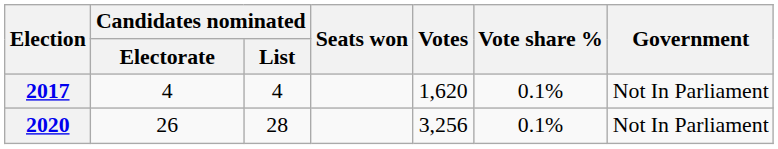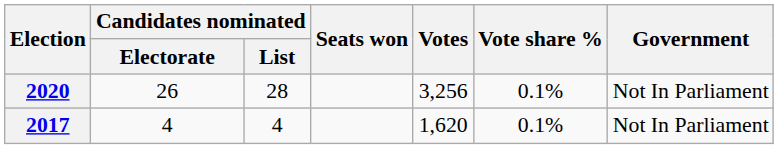rows swapped: (48, 90) <-> (48, 125)
